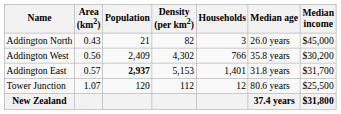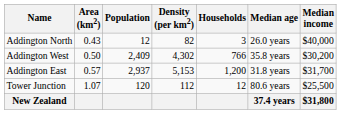(145, 40) 21 -> (145, 40) 12
(318, 40) $45,000 -> (318, 40) $40,000
(92, 55) 0.56 -> (92, 55) 0.50
(139, 71) bold -> (139, 71) normal
(235, 71) 1,401 -> (235, 71) 1,200
